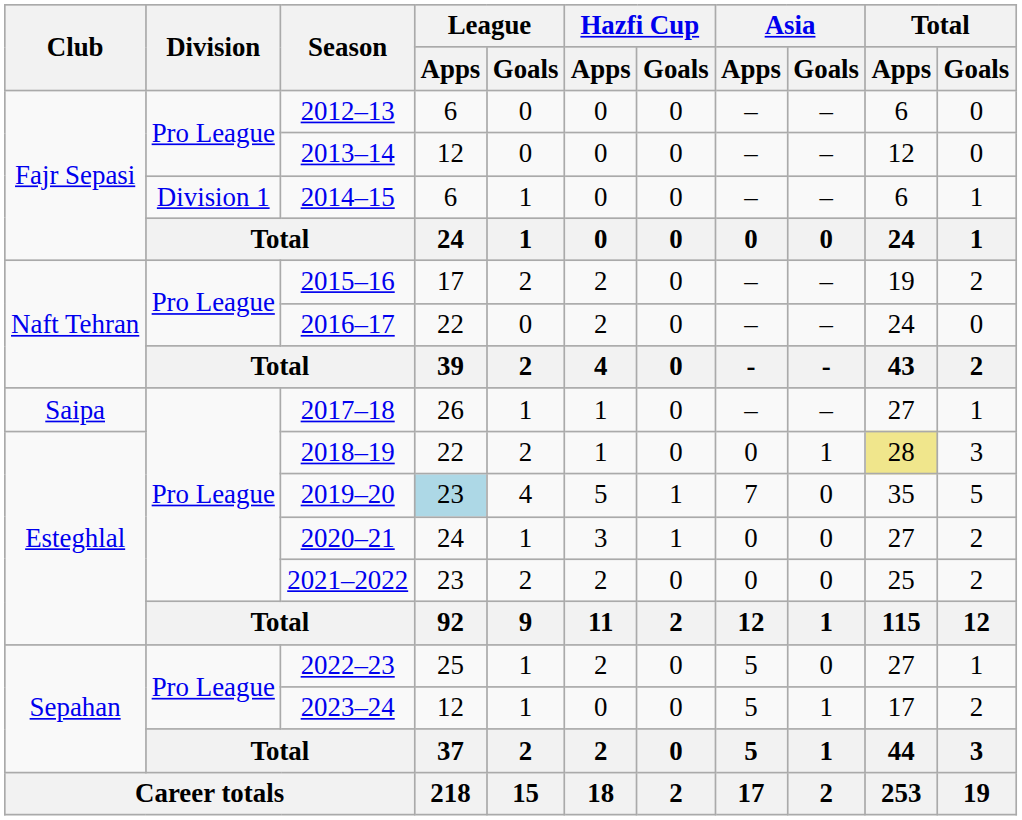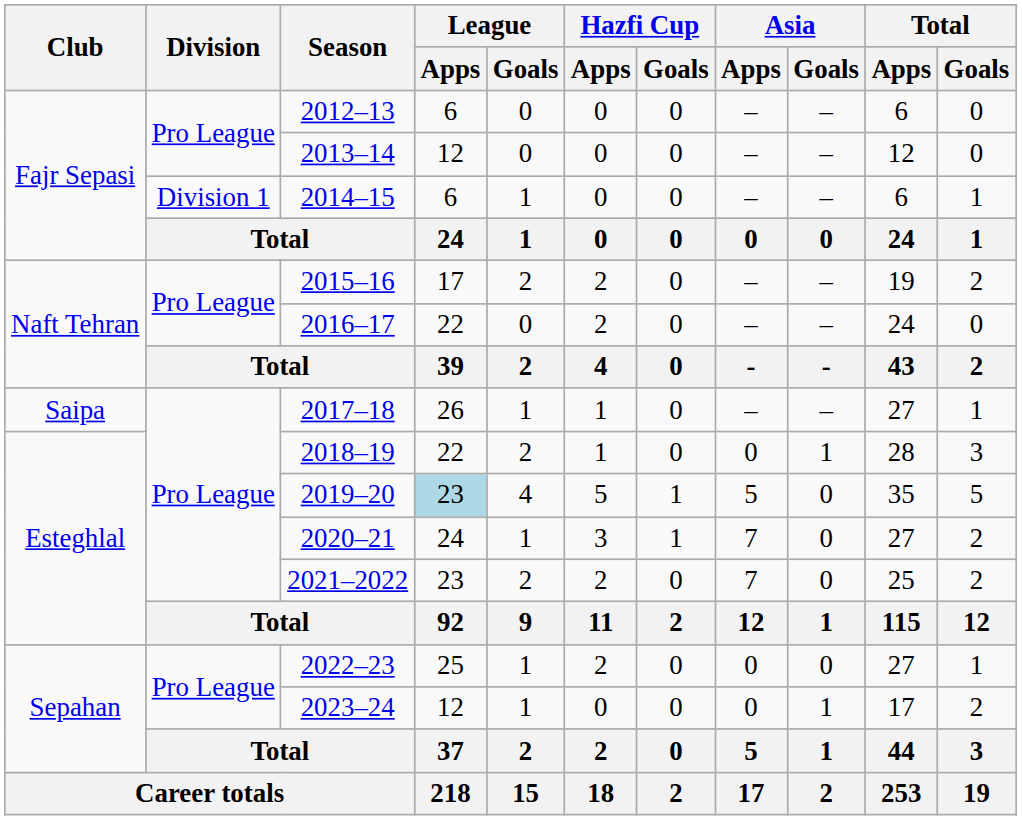(901, 452) khaki background -> (901, 452) no background
(751, 494) 7 -> (751, 494) 5
(751, 537) 0 -> (751, 537) 7
(751, 580) 0 -> (751, 580) 7
(751, 665) 5 -> (751, 665) 0
(751, 707) 5 -> (751, 707) 0
